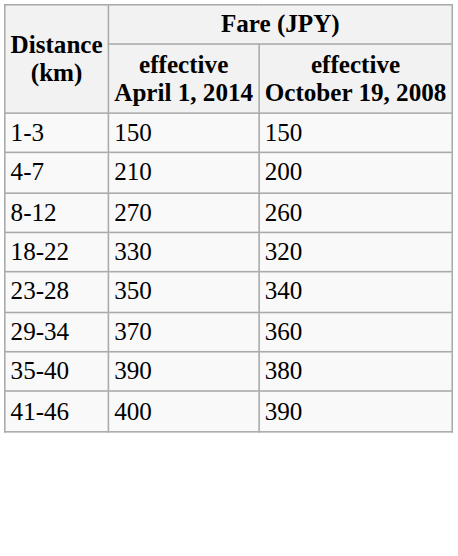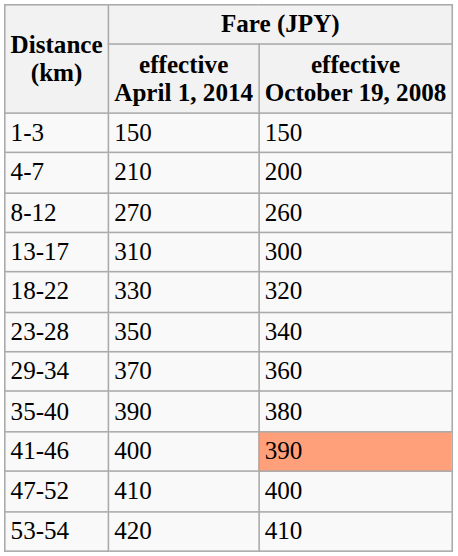+ row: (40, 251)
(284, 411) no background -> (284, 451) lightsalmon background
+ row: (40, 490)
+ row: (40, 530)
